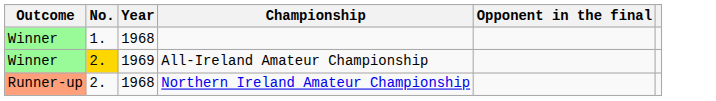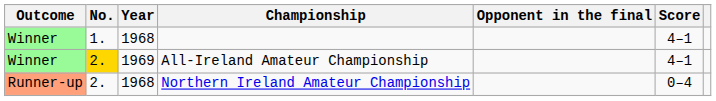+ column: (680, 16)
